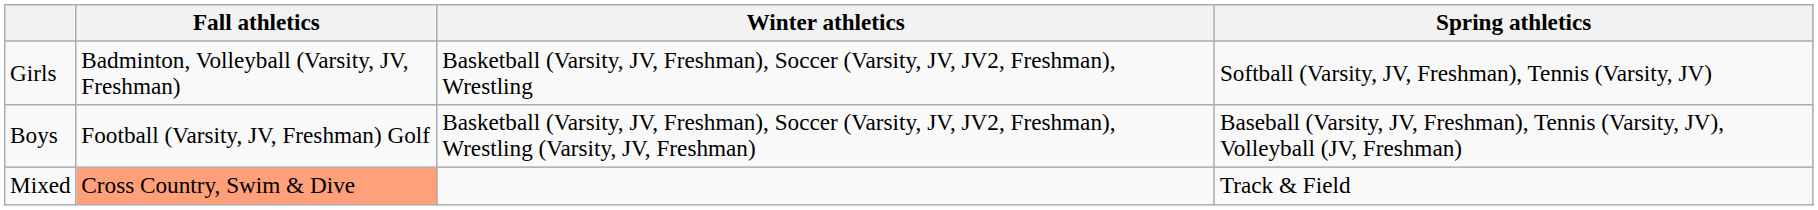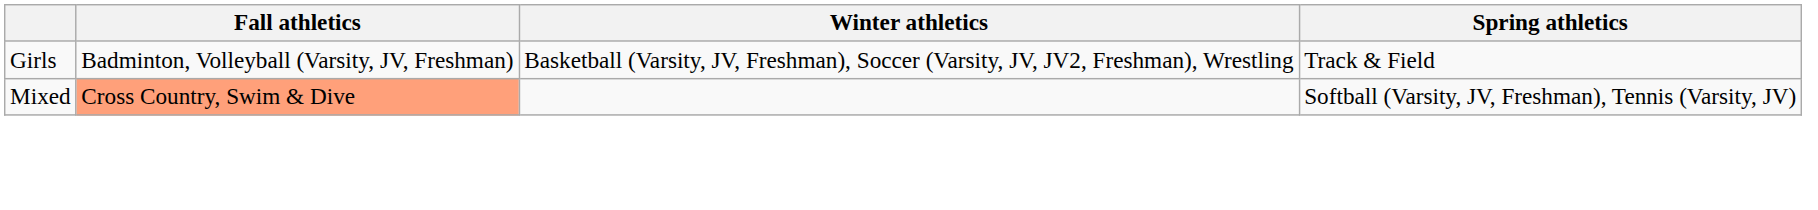(1466, 72) Softball (Varsity, JV, Freshman), Tennis (Varsity, JV) -> (1370, 59) Track & Field
- row: (34, 135)
(1285, 185) Track & Field -> (1550, 96) Softball (Varsity, JV, Freshman), Tennis (Varsity, JV)
